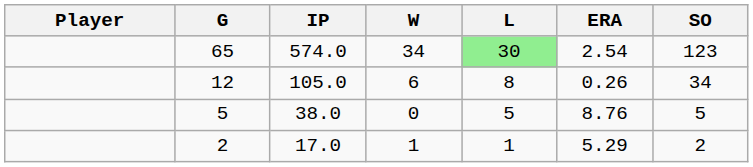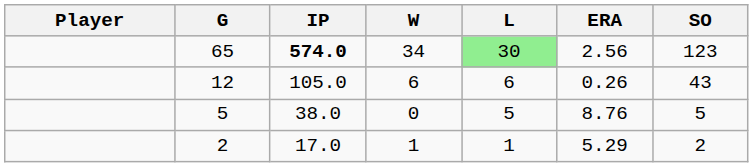(318, 52) normal -> (318, 52) bold
(605, 52) 2.54 -> (605, 52) 2.56
(509, 83) 8 -> (509, 83) 6
(700, 83) 34 -> (700, 83) 43
